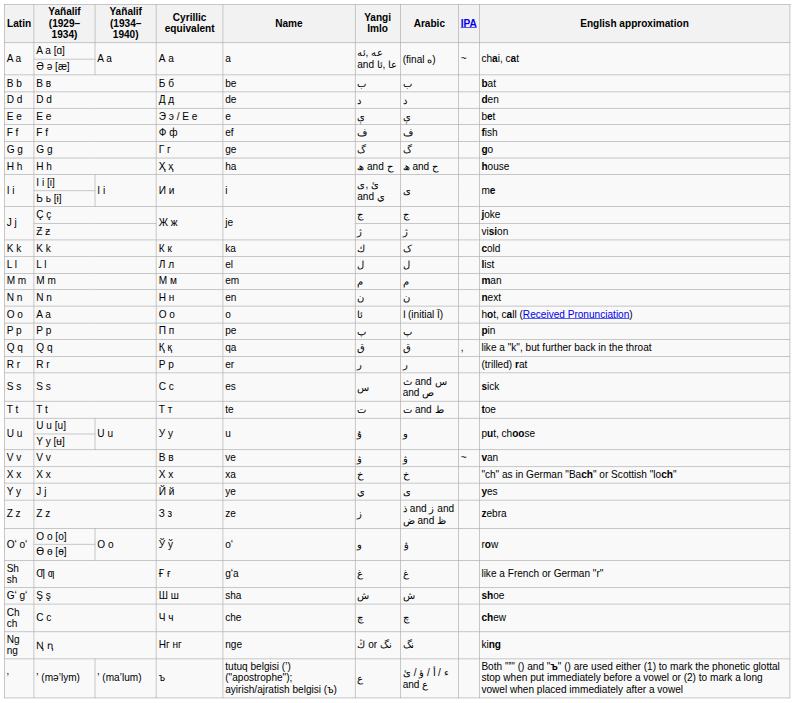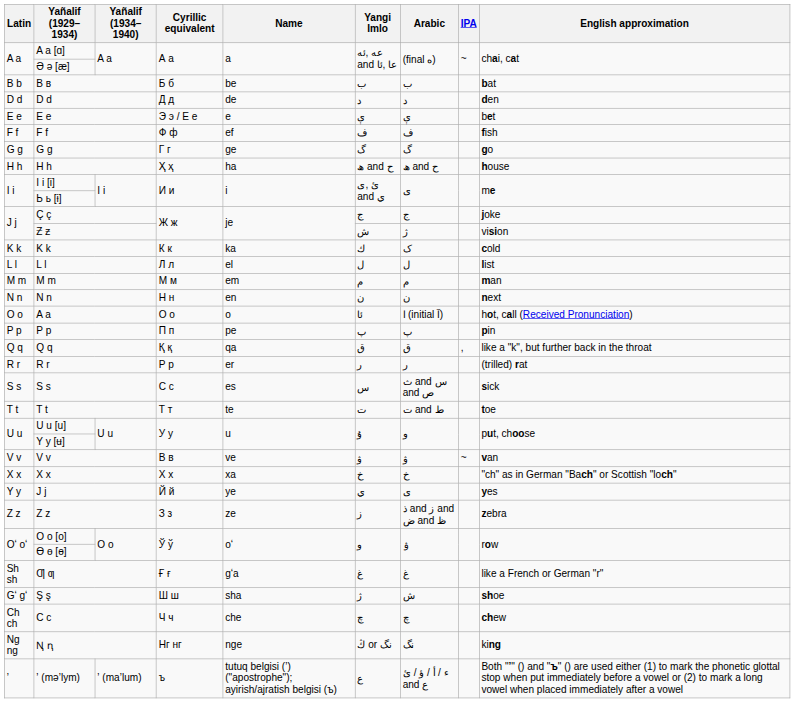(360, 232) ژ -> (364, 232) ش
(364, 596) ش -> (360, 596) ژ
